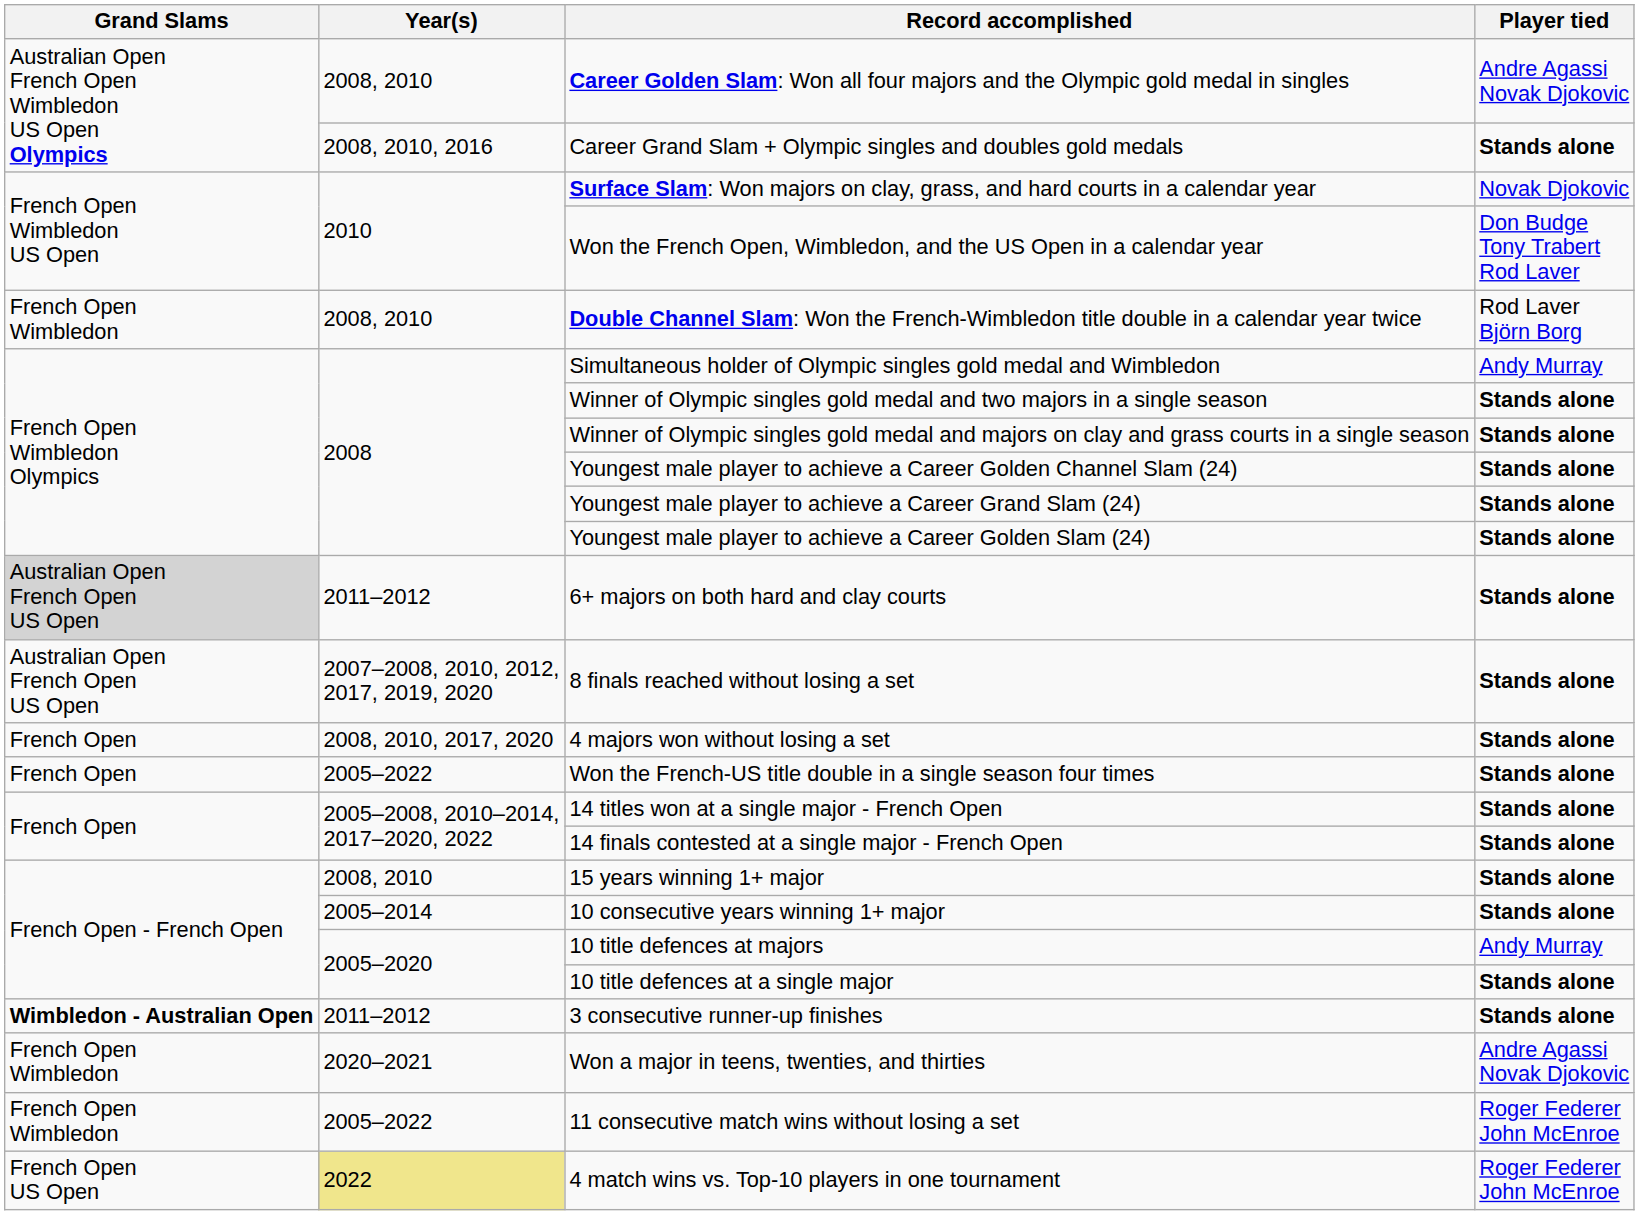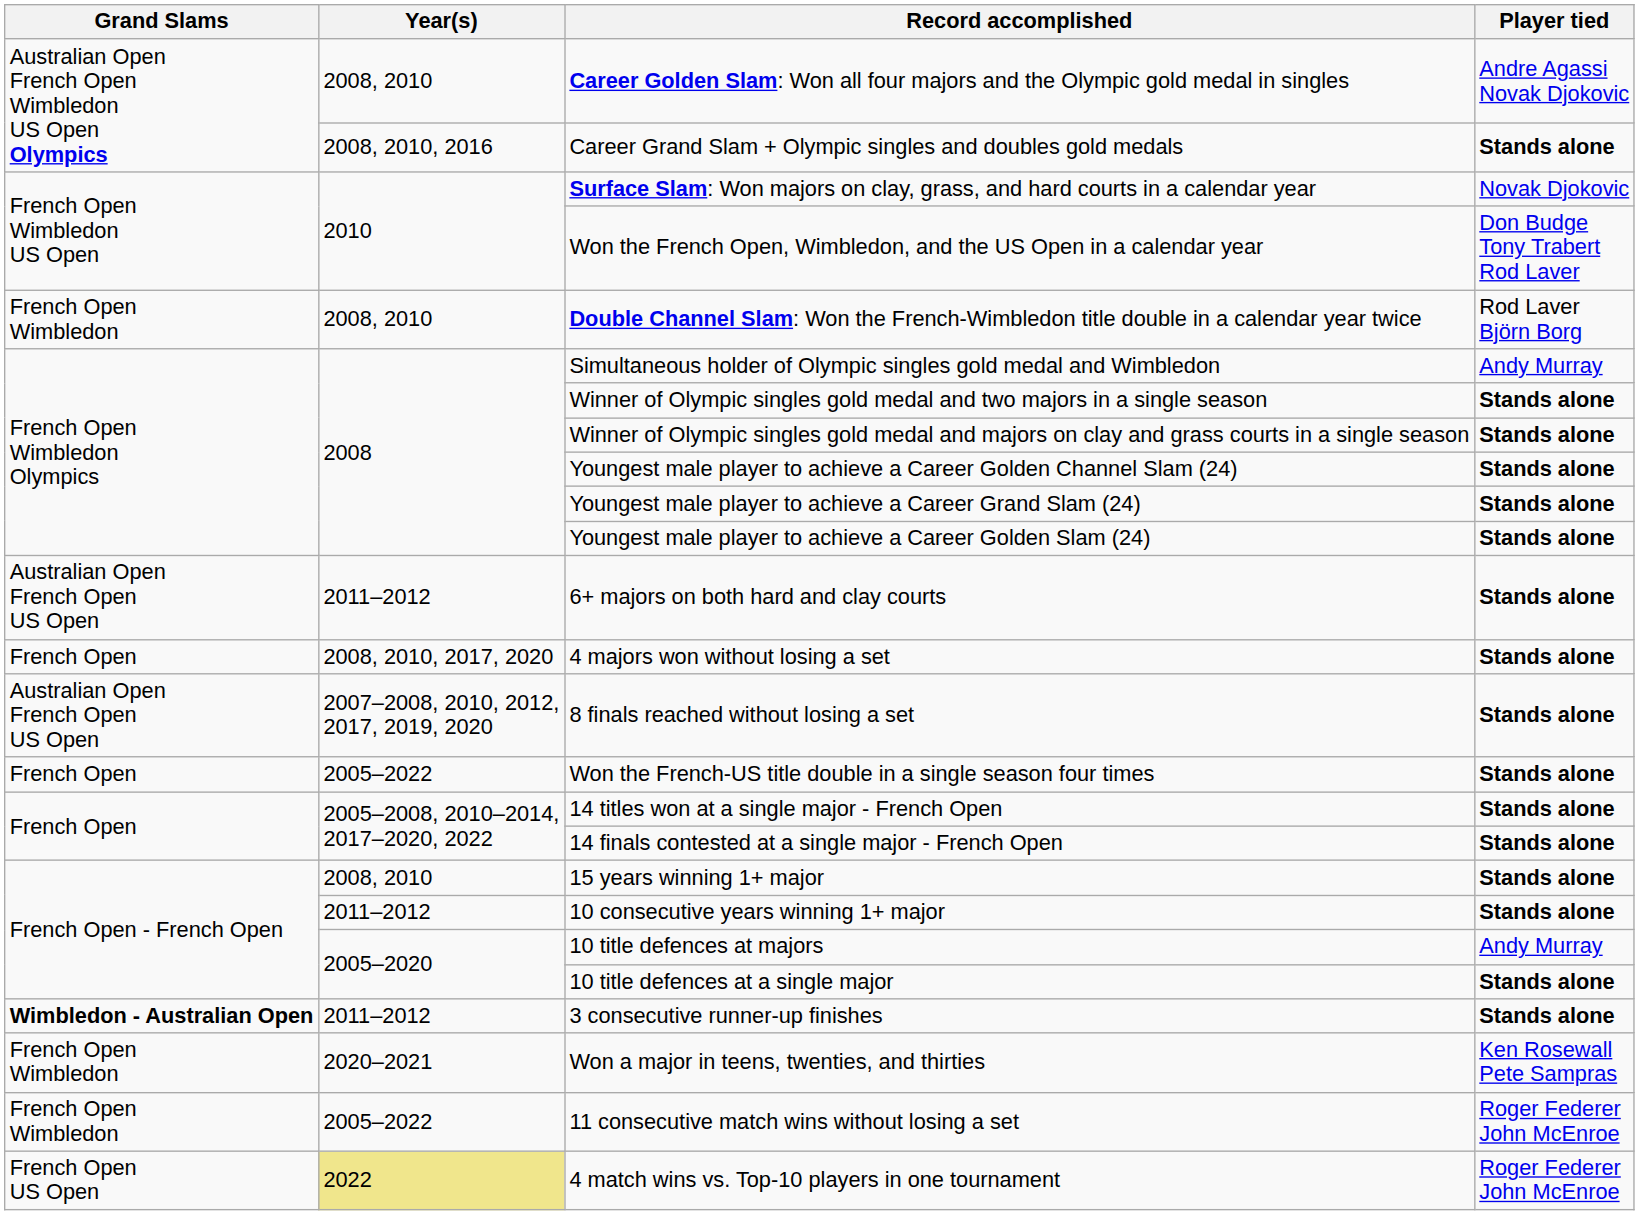(88, 597) lightgrey background -> (88, 597) no background
rows swapped: (730, 739) <-> (742, 680)
(378, 912) 2005–2014 -> (377, 912) 2011–2012
(1554, 1062) Andre Agassi Novak Djokovic -> (1548, 1062) Ken Rosewall Pete Sampras
